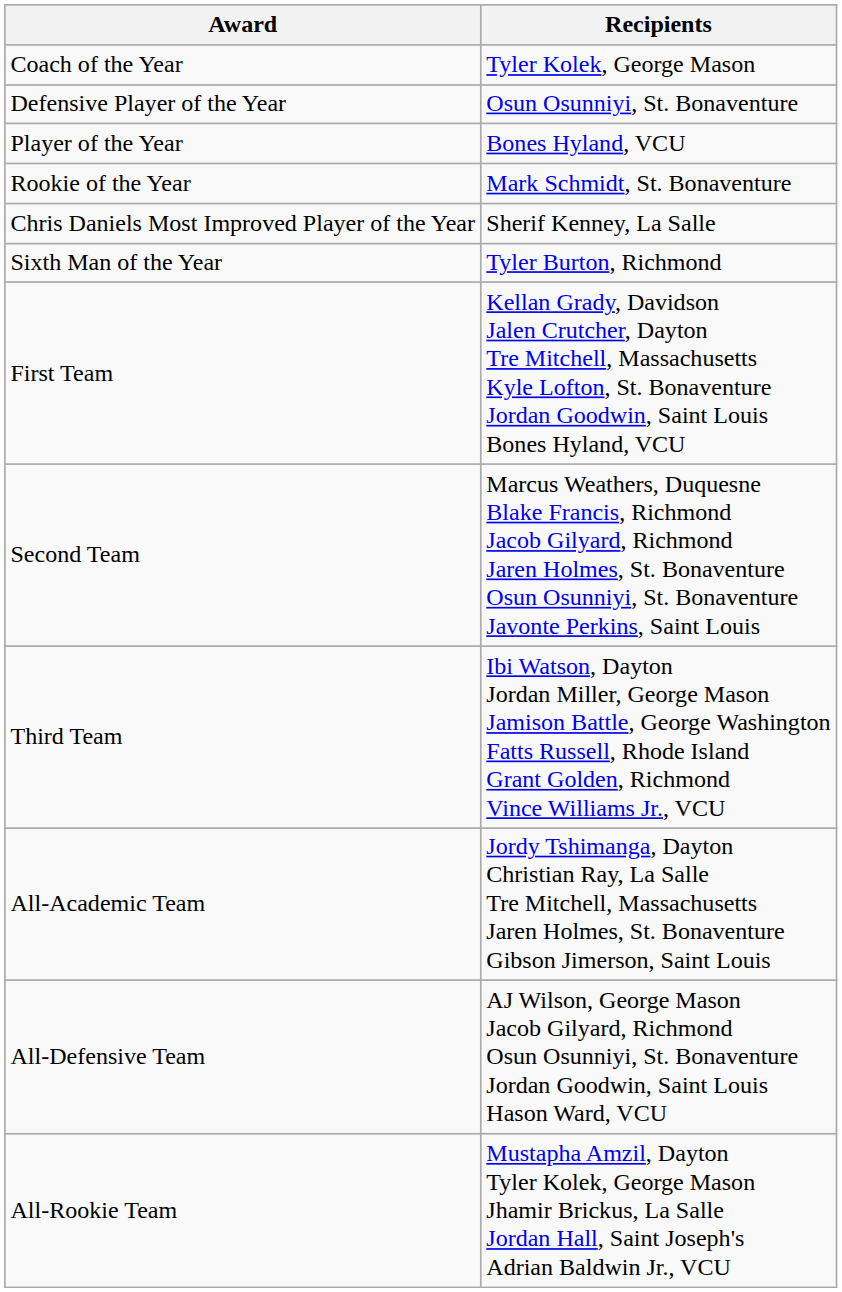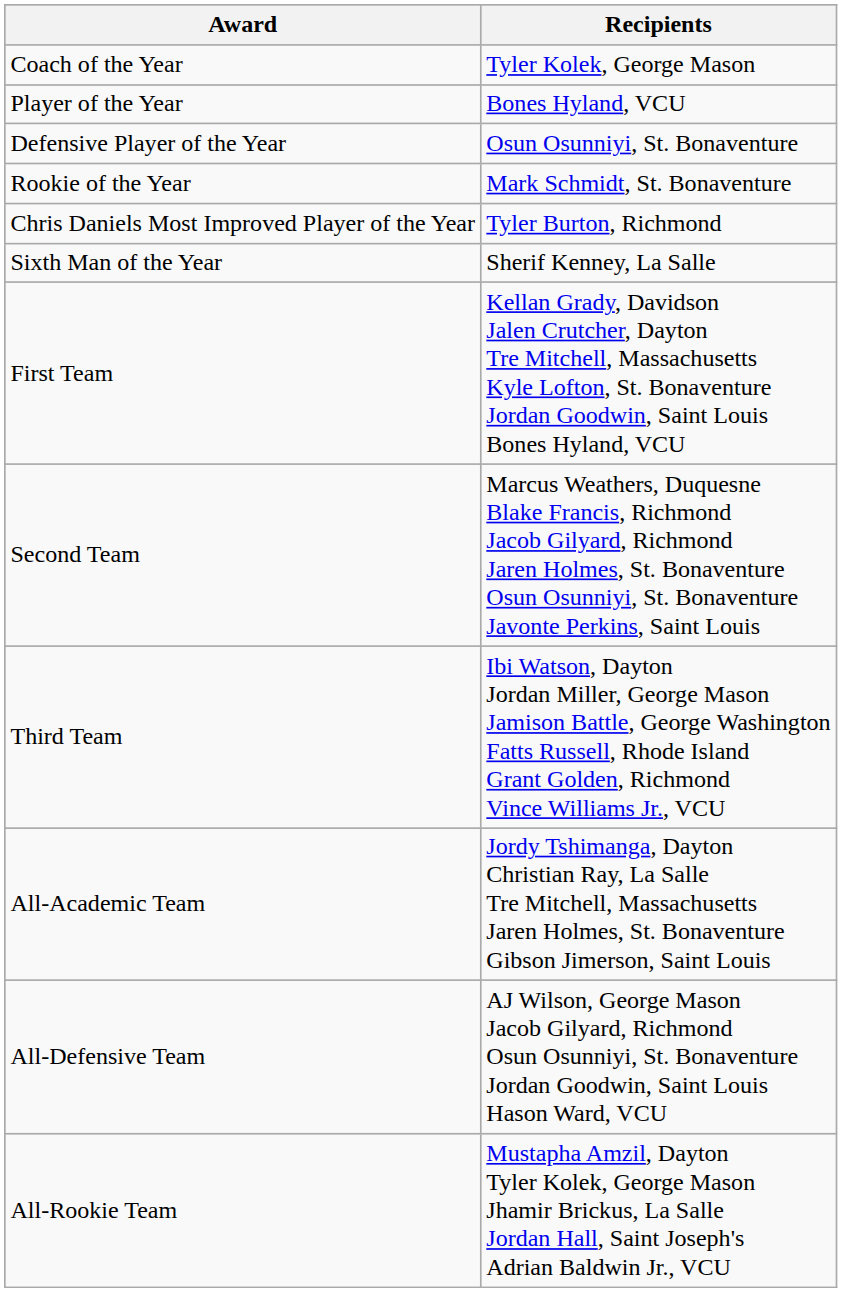rows swapped: (97, 143) <-> (148, 104)
(601, 223) Sherif Kenney, La Salle -> (604, 223) Tyler Burton, Richmond
(604, 262) Tyler Burton, Richmond -> (601, 262) Sherif Kenney, La Salle
